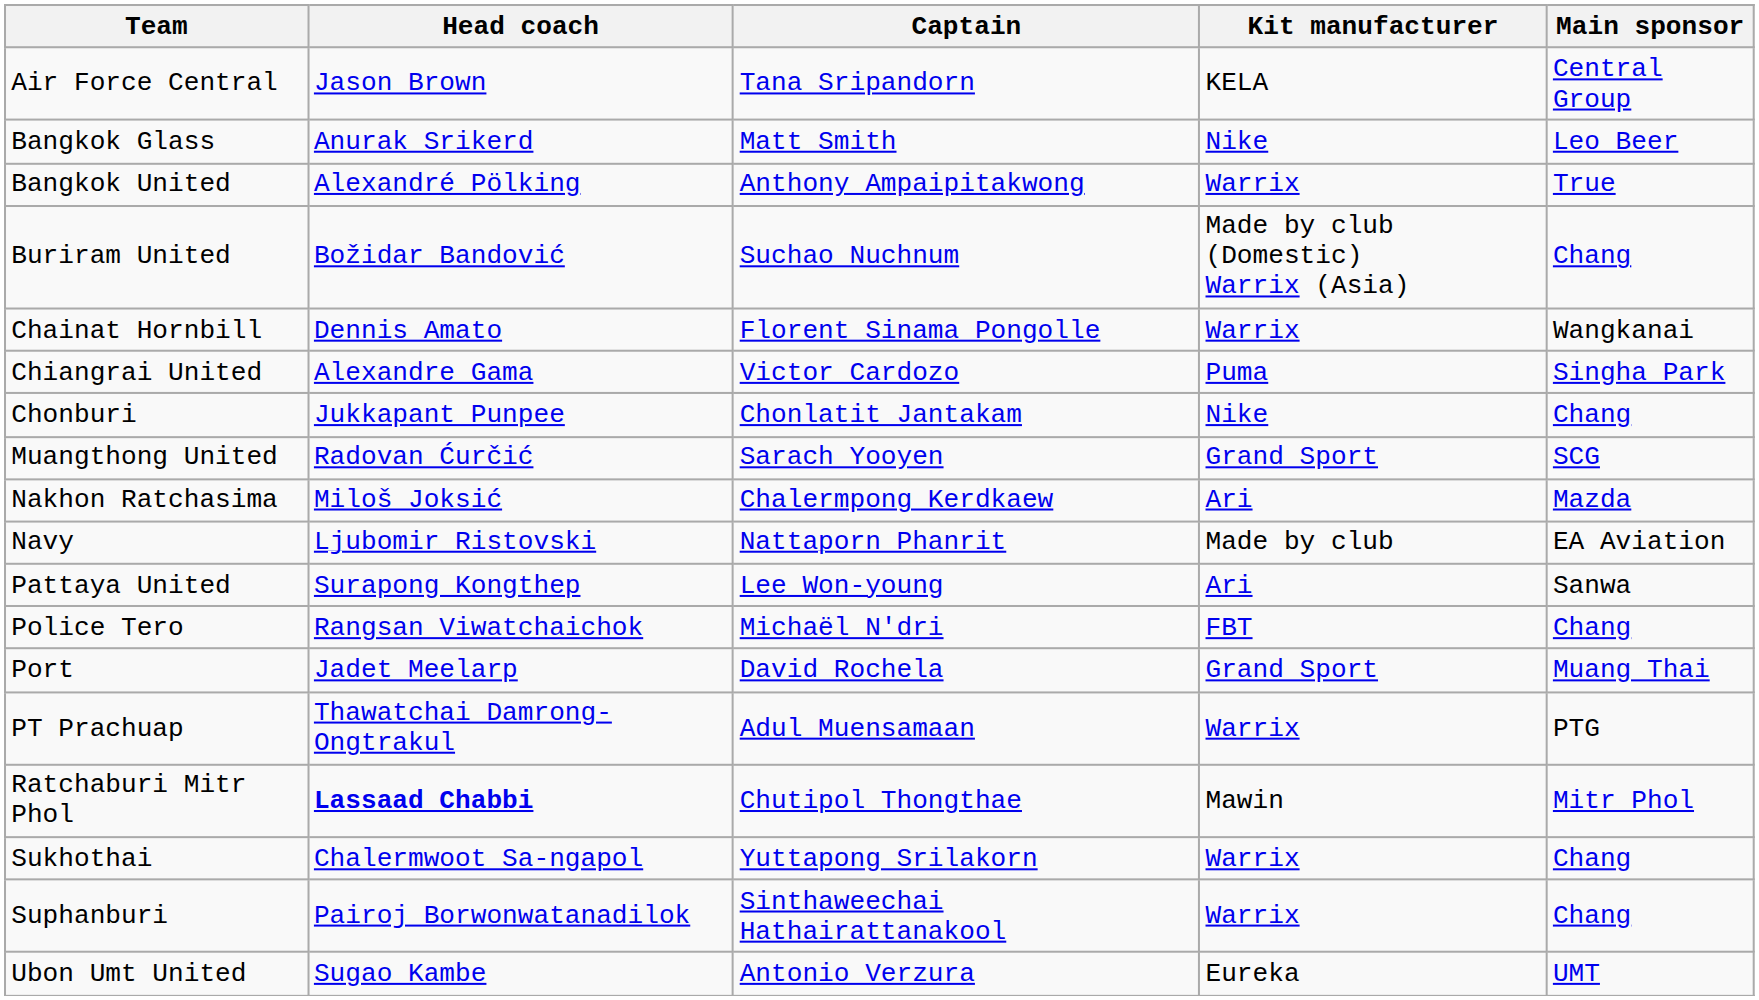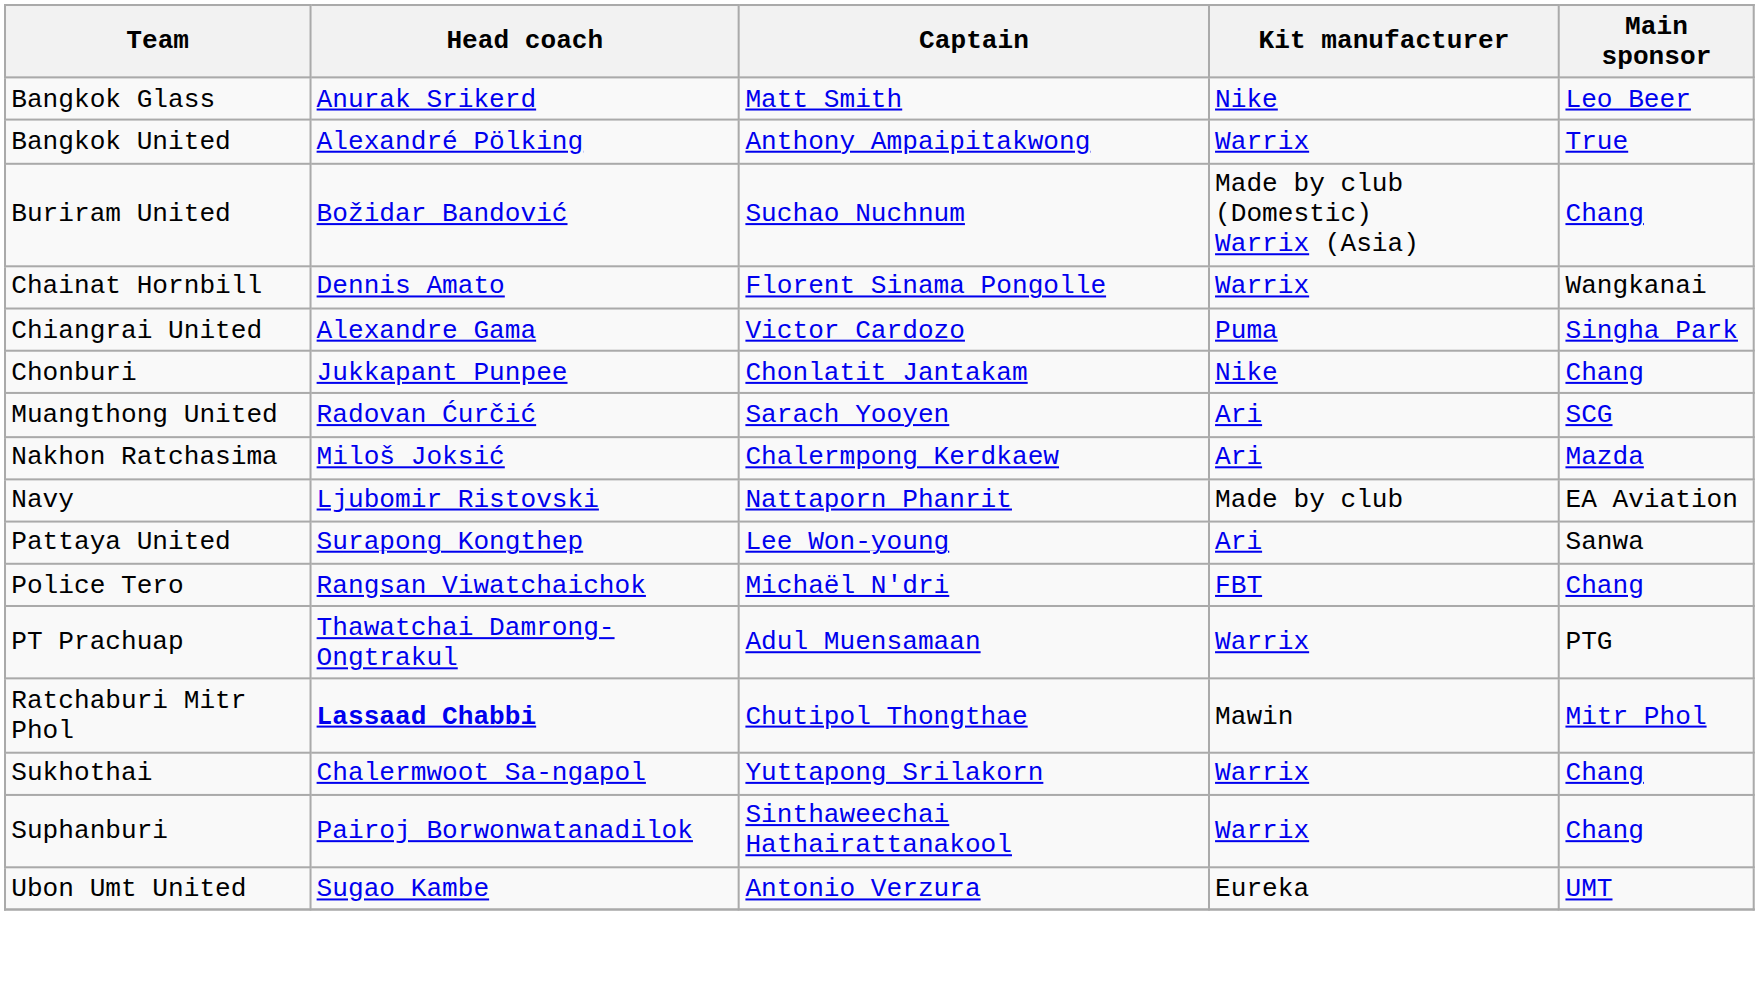- row: (145, 84)
(1292, 457) Grand Sport -> (1239, 415) Ari
- row: (43, 670)
